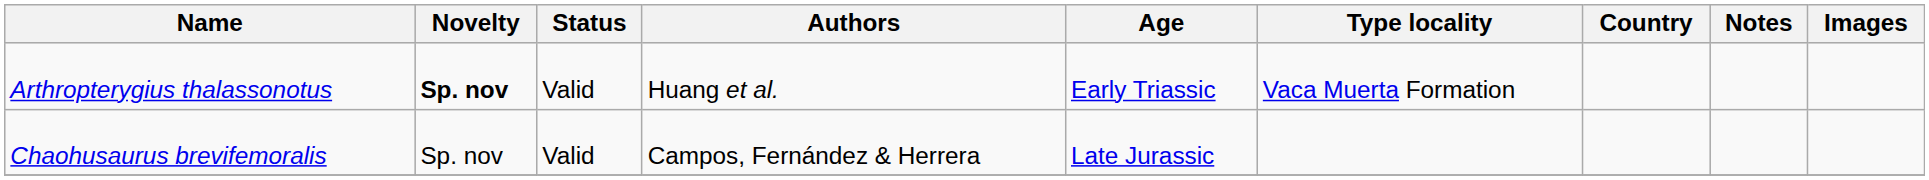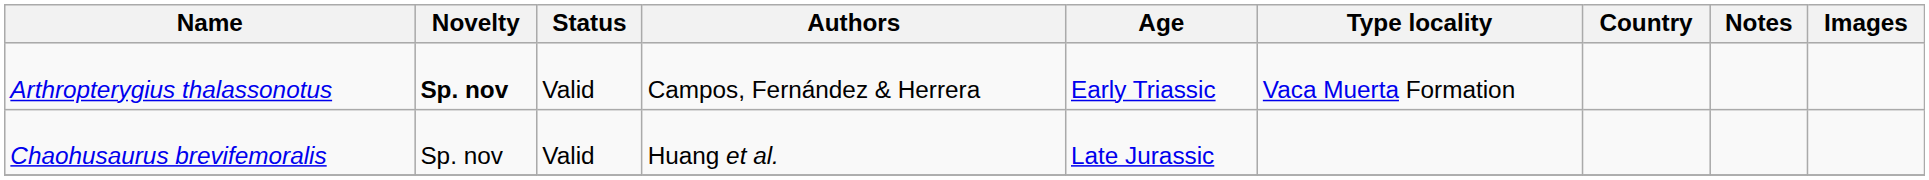(713, 89) Huang et al. -> (814, 89) Campos, Fernández & Herrera
(814, 155) Campos, Fernández & Herrera -> (713, 155) Huang et al.
